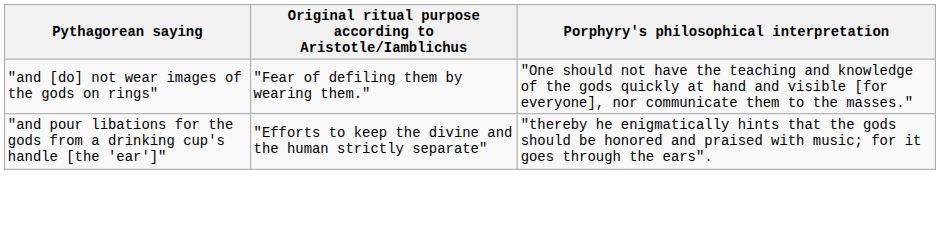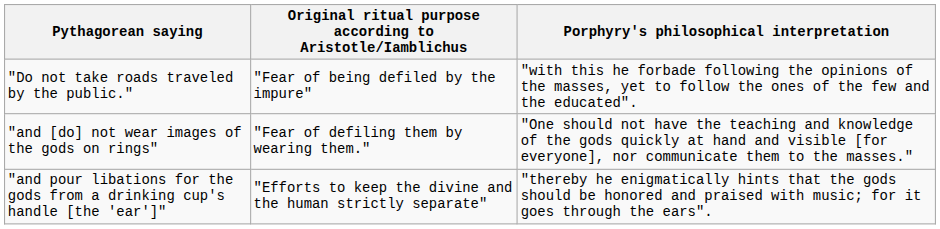+ row: (121, 87)
